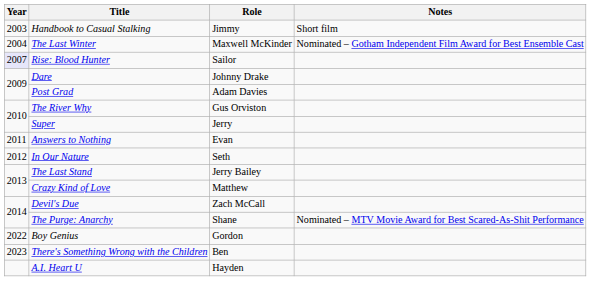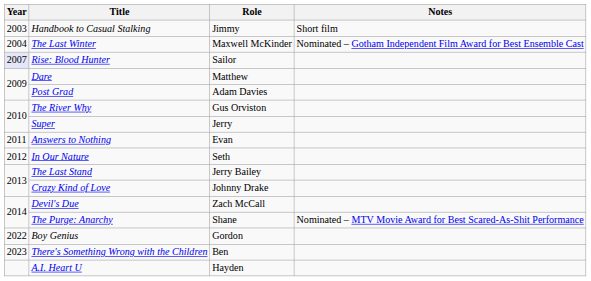(240, 76) Johnny Drake -> (230, 76) Matthew
(230, 188) Matthew -> (240, 188) Johnny Drake
